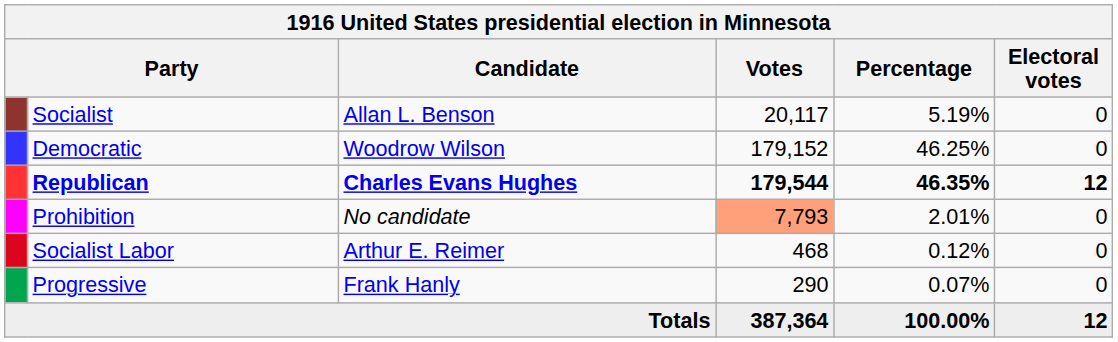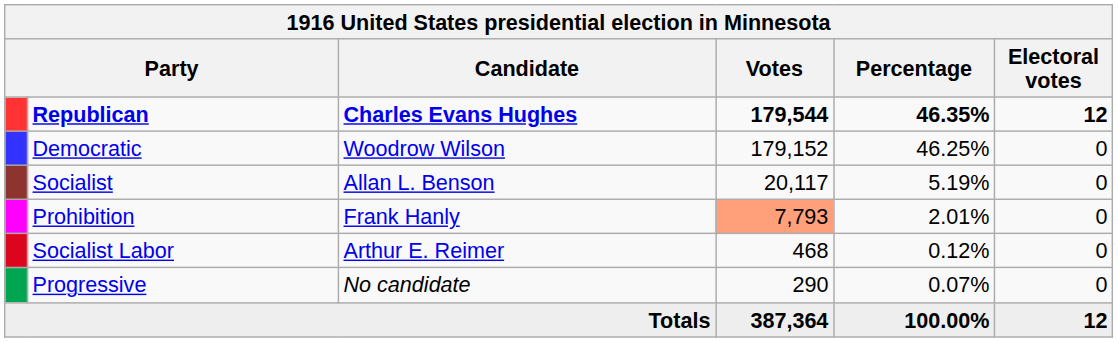rows swapped: (91, 183) <-> (73, 114)
(407, 217) No candidate -> (402, 217) Frank Hanly
(402, 285) Frank Hanly -> (407, 285) No candidate
